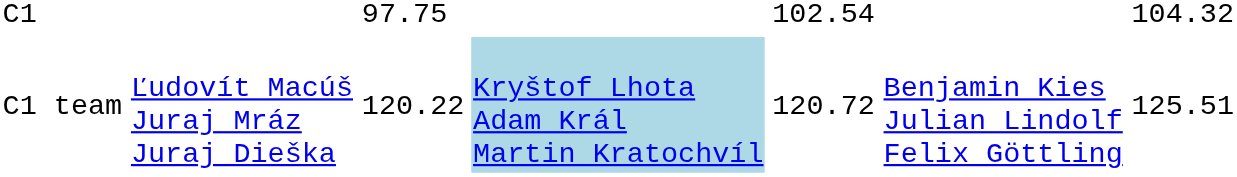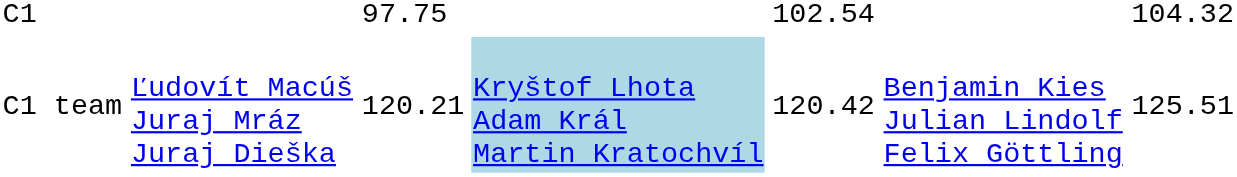(413, 105) 120.22 -> (413, 105) 120.21
(824, 105) 120.72 -> (824, 105) 120.42
